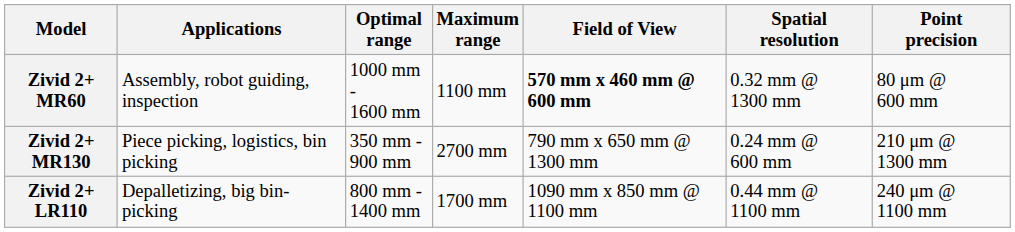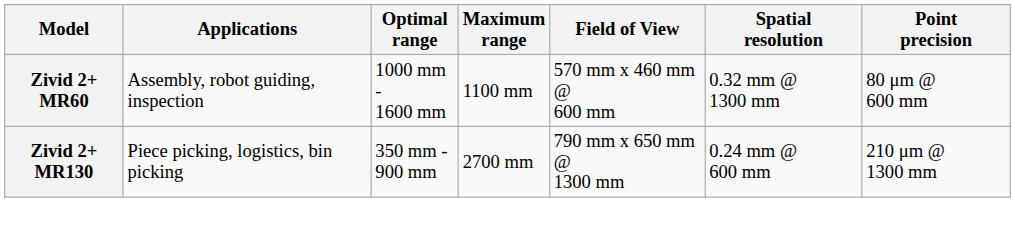(611, 90) bold -> (624, 90) normal
- row: (61, 201)
